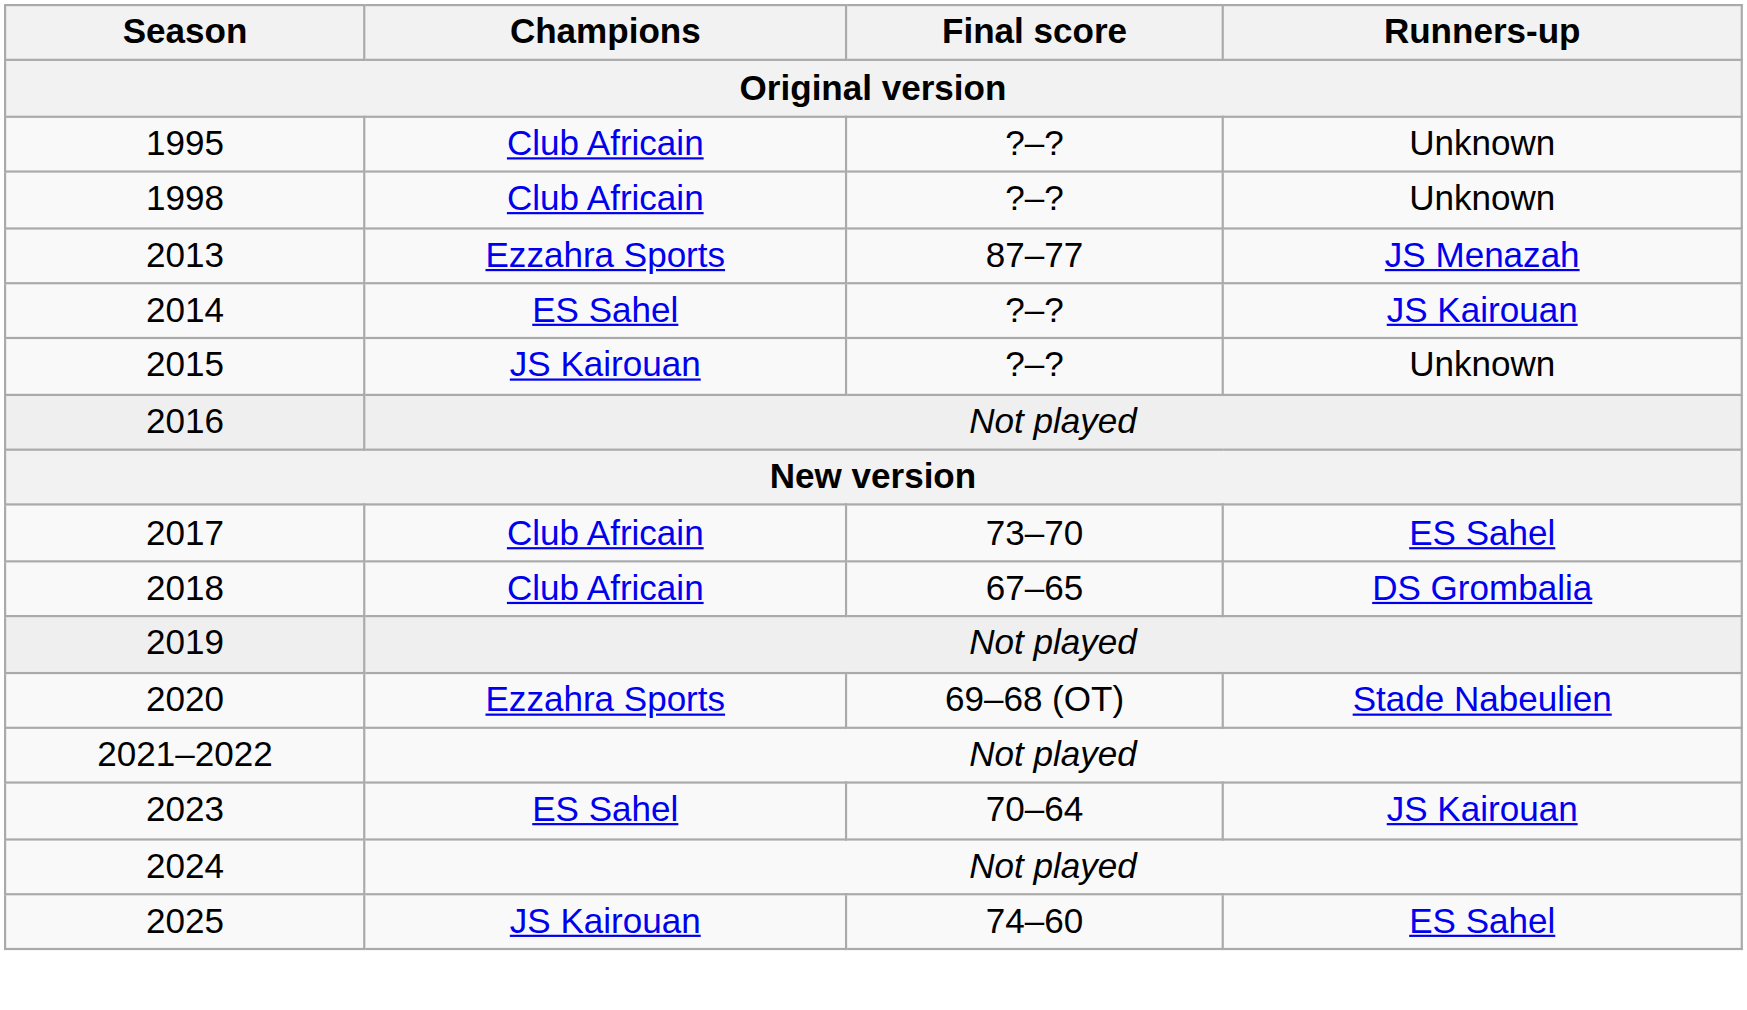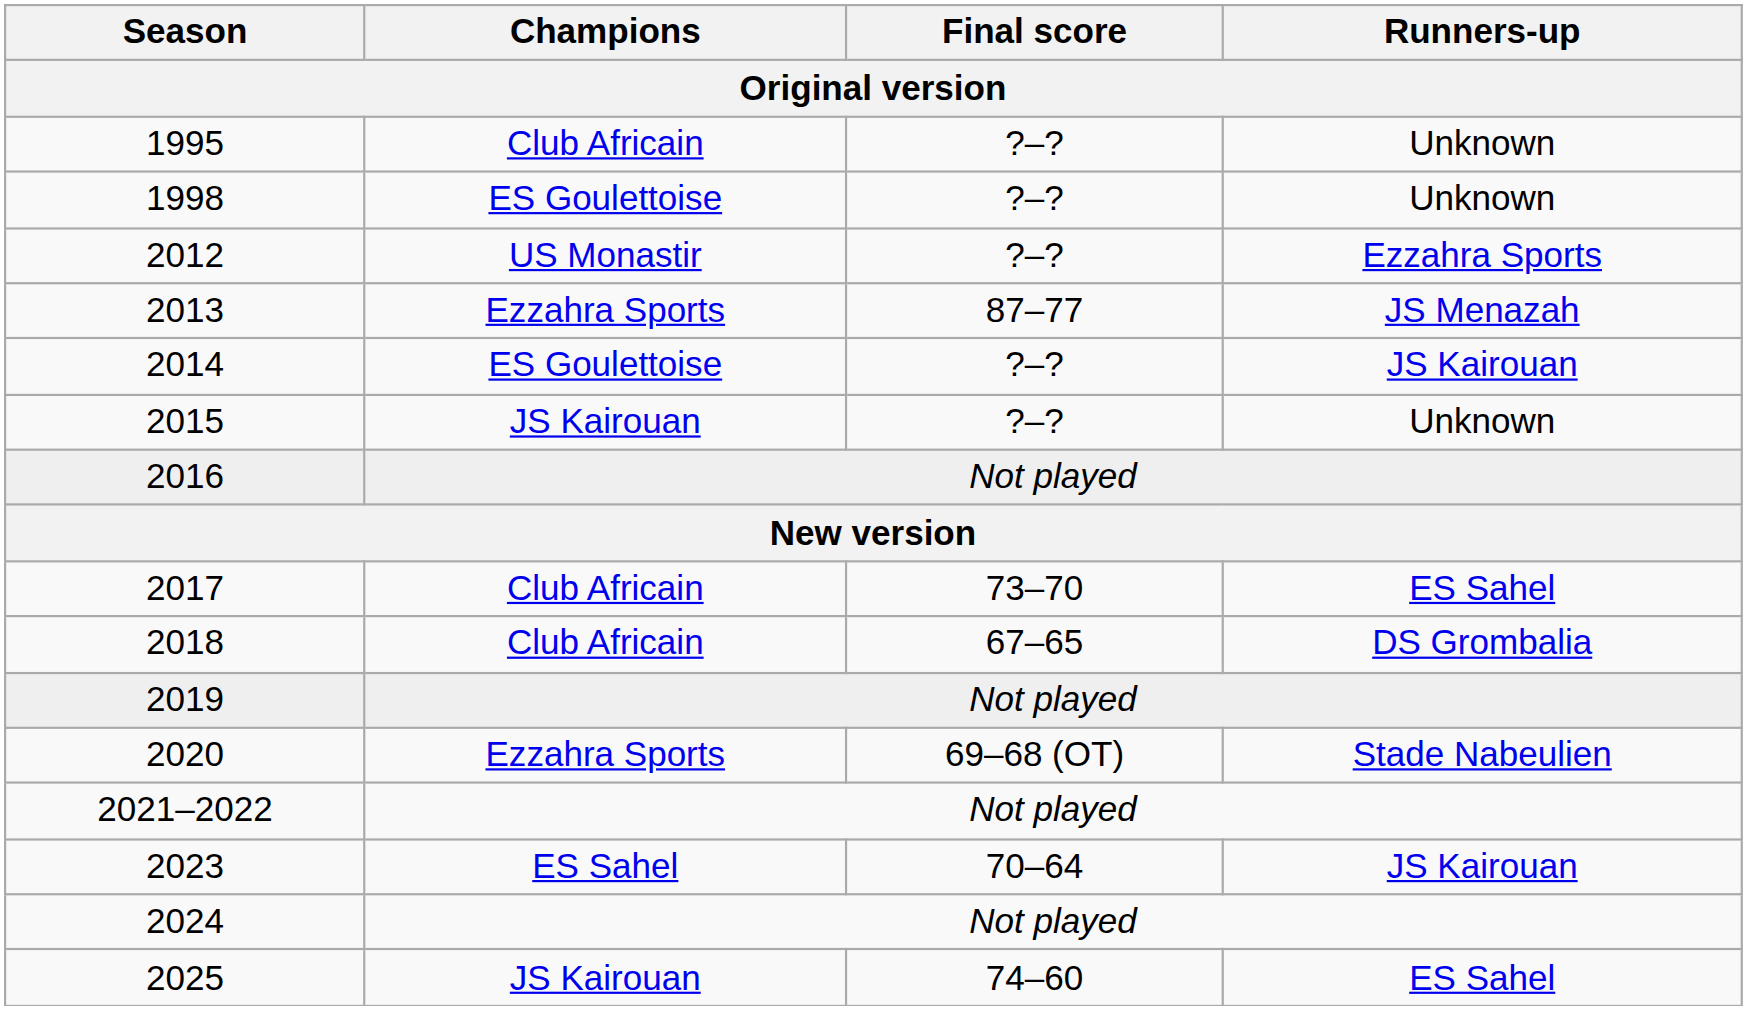(605, 198) Club Africain -> (605, 198) ES Goulettoise
+ row: (185, 254)
(605, 310) ES Sahel -> (605, 365) ES Goulettoise
